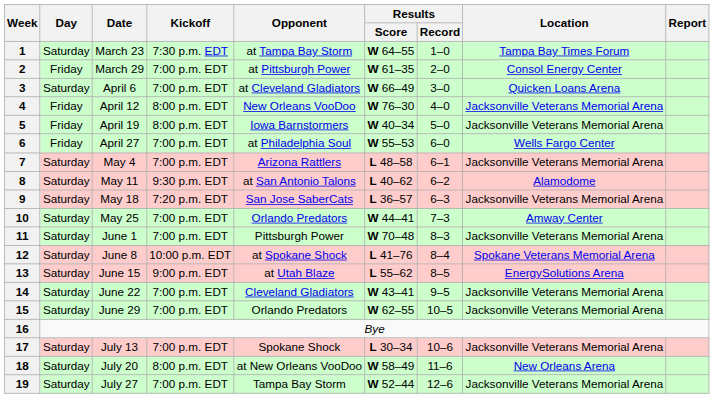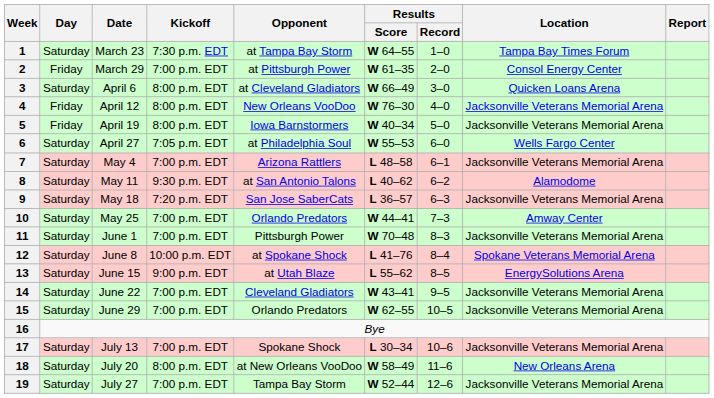(190, 88) 7:00 p.m. EDT -> (190, 88) 8:00 p.m. EDT
(66, 144) Friday -> (66, 144) Saturday
(190, 144) 7:00 p.m. EDT -> (190, 144) 7:05 p.m. EDT
